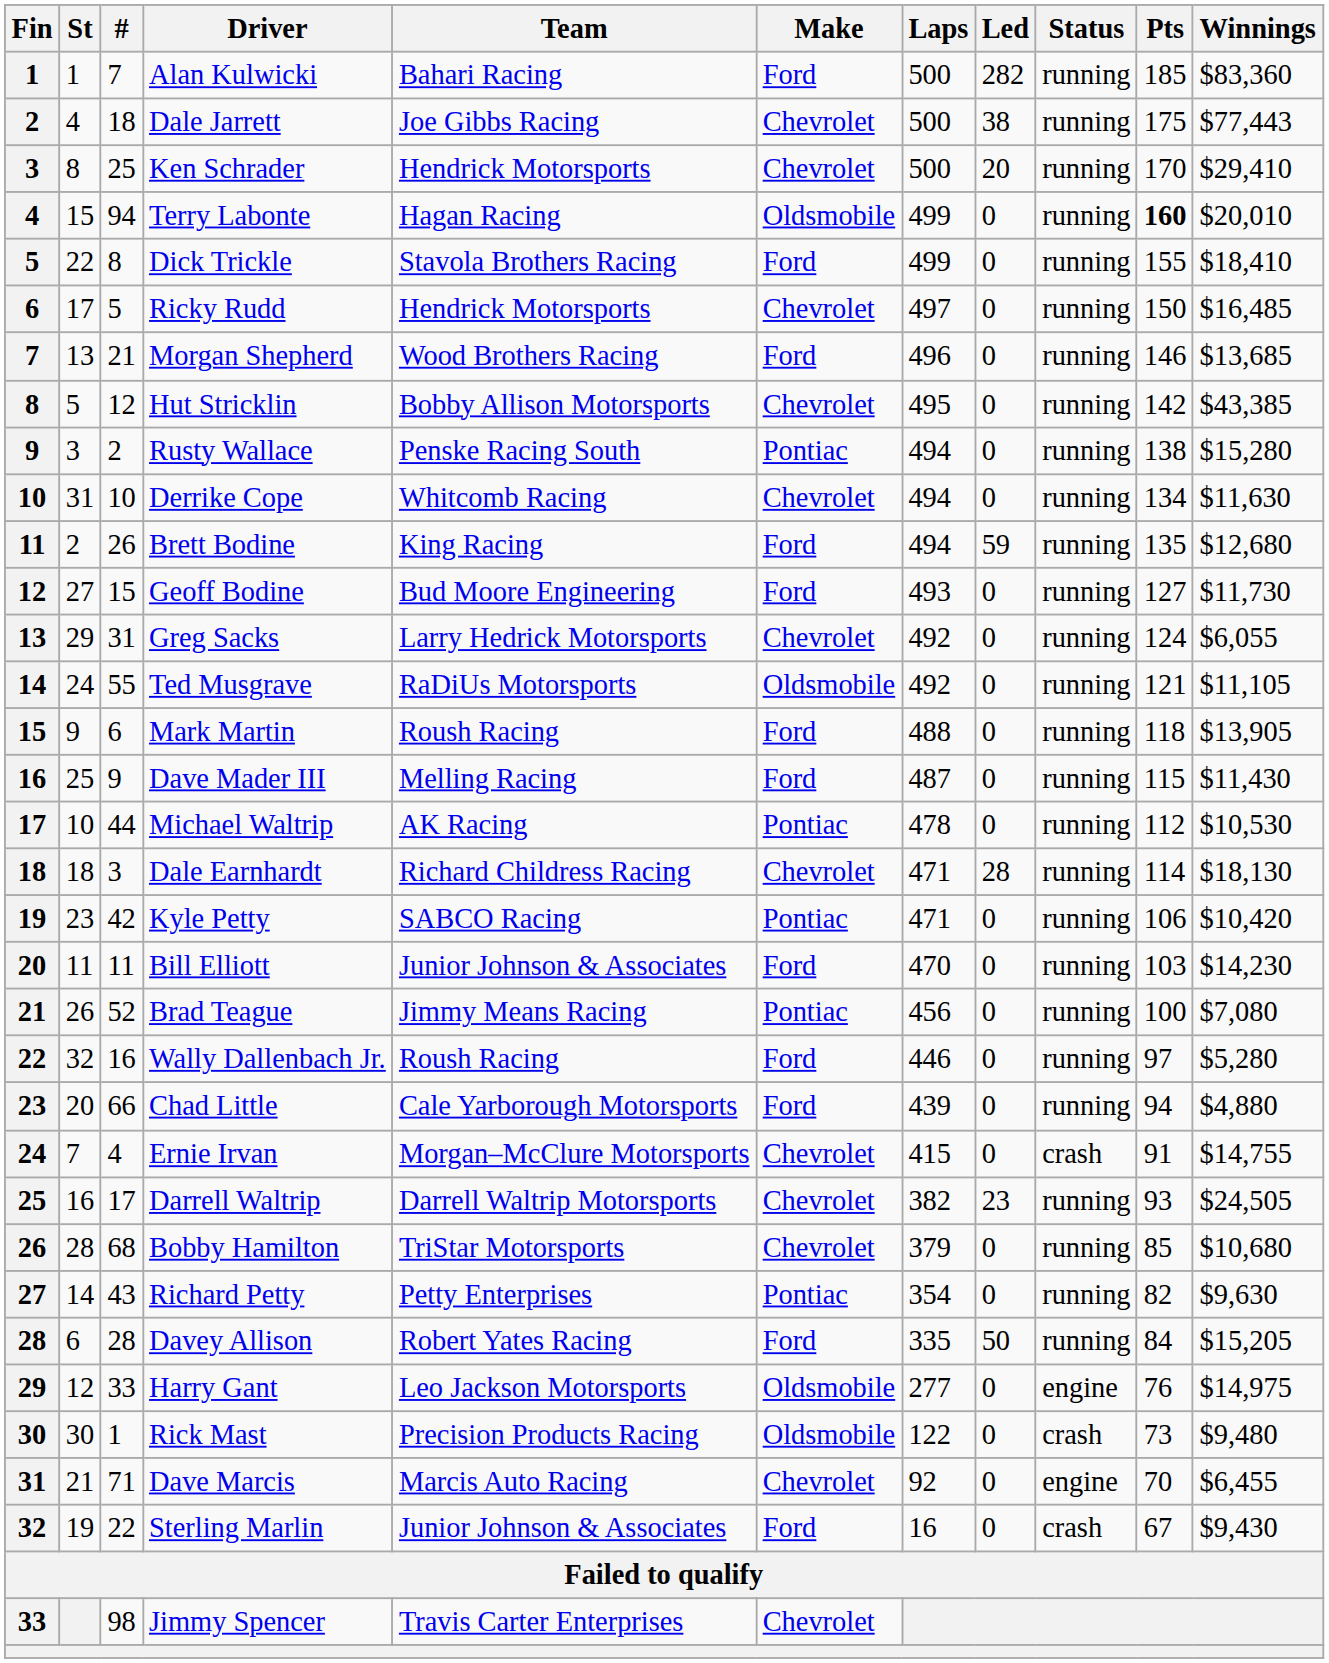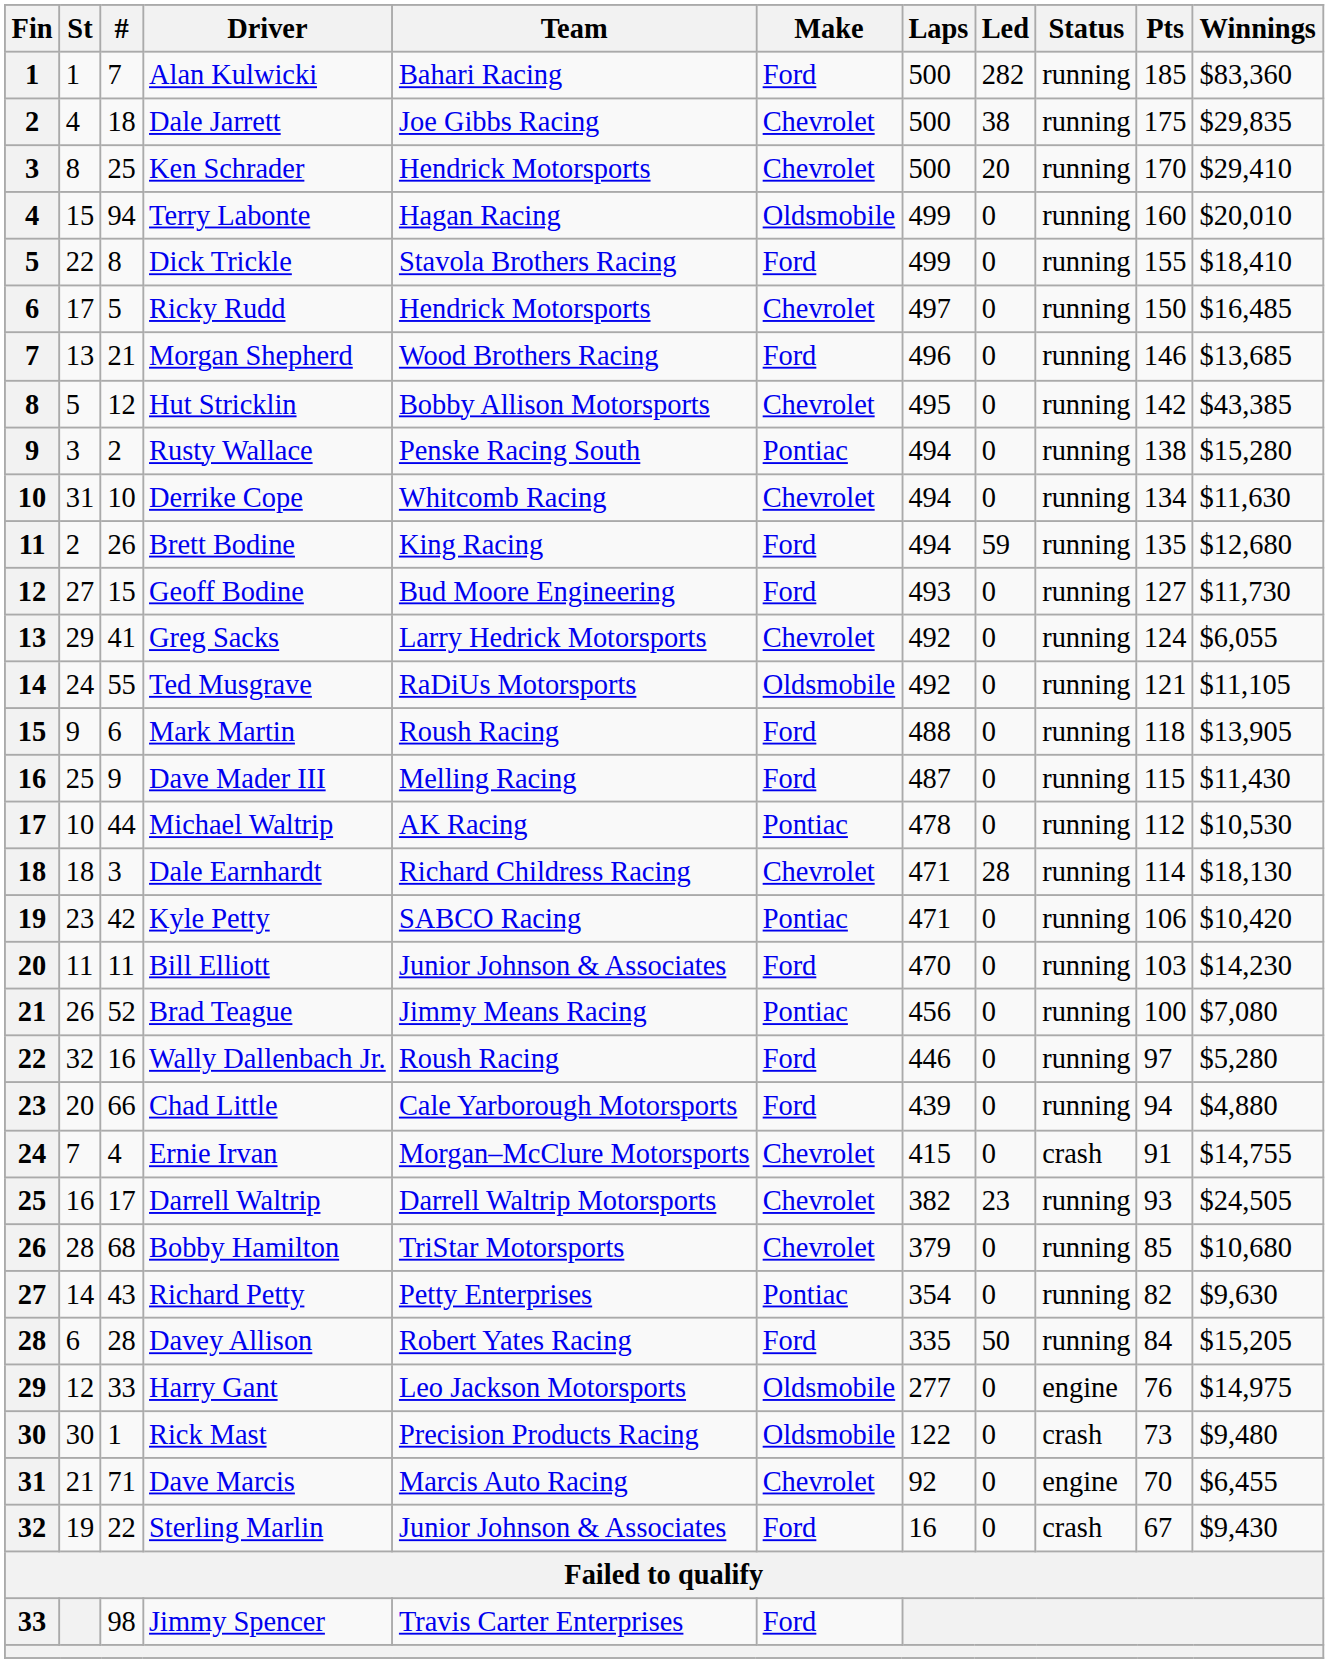(1246, 121) $77,443 -> (1246, 121) $29,835
(1165, 215) bold -> (1165, 215) normal
(122, 637) 31 -> (122, 637) 41
(819, 1621) Chevrolet -> (790, 1621) Ford
